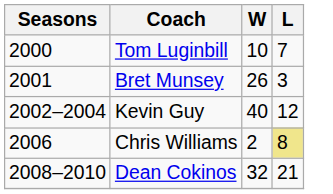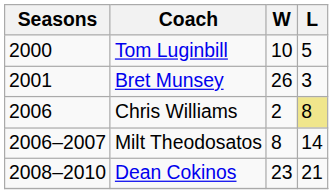(282, 50) 7 -> (307, 50) 5
- row: (160, 111)
+ row: (188, 142)
(257, 173) 32 -> (282, 173) 23
